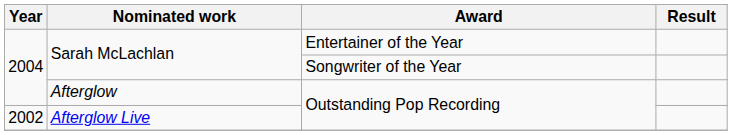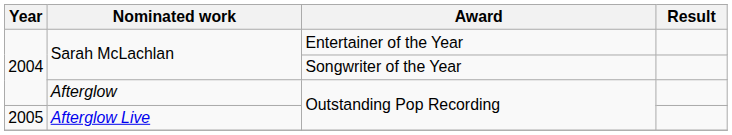(26, 117) 2002 -> (26, 117) 2005
